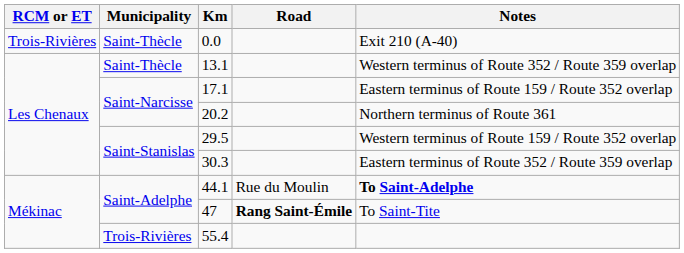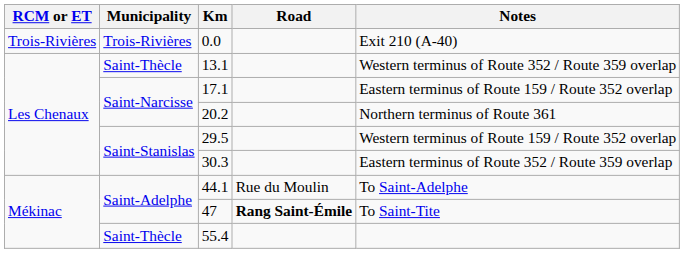(143, 41) Saint-Thècle -> (147, 41) Trois-Rivières
(416, 187) bold -> (413, 187) normal
(147, 235) Trois-Rivières -> (143, 235) Saint-Thècle
